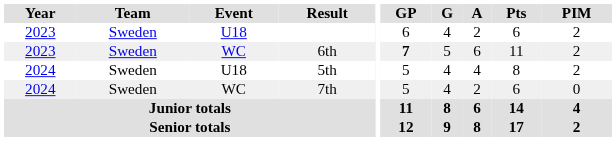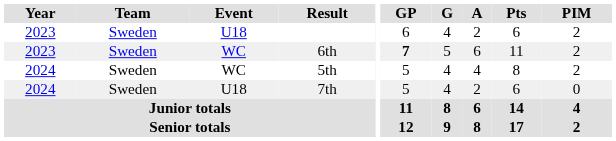(234, 70) U18 -> (234, 70) WC
(234, 89) WC -> (234, 89) U18
